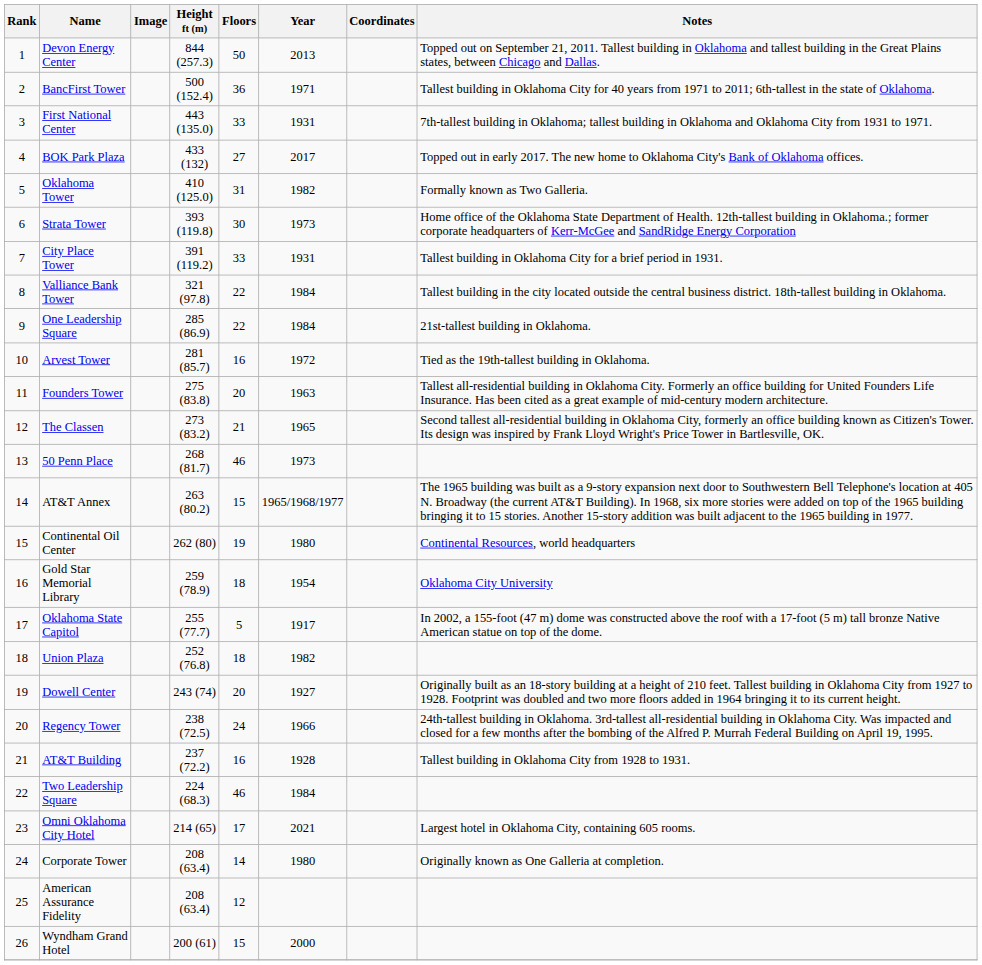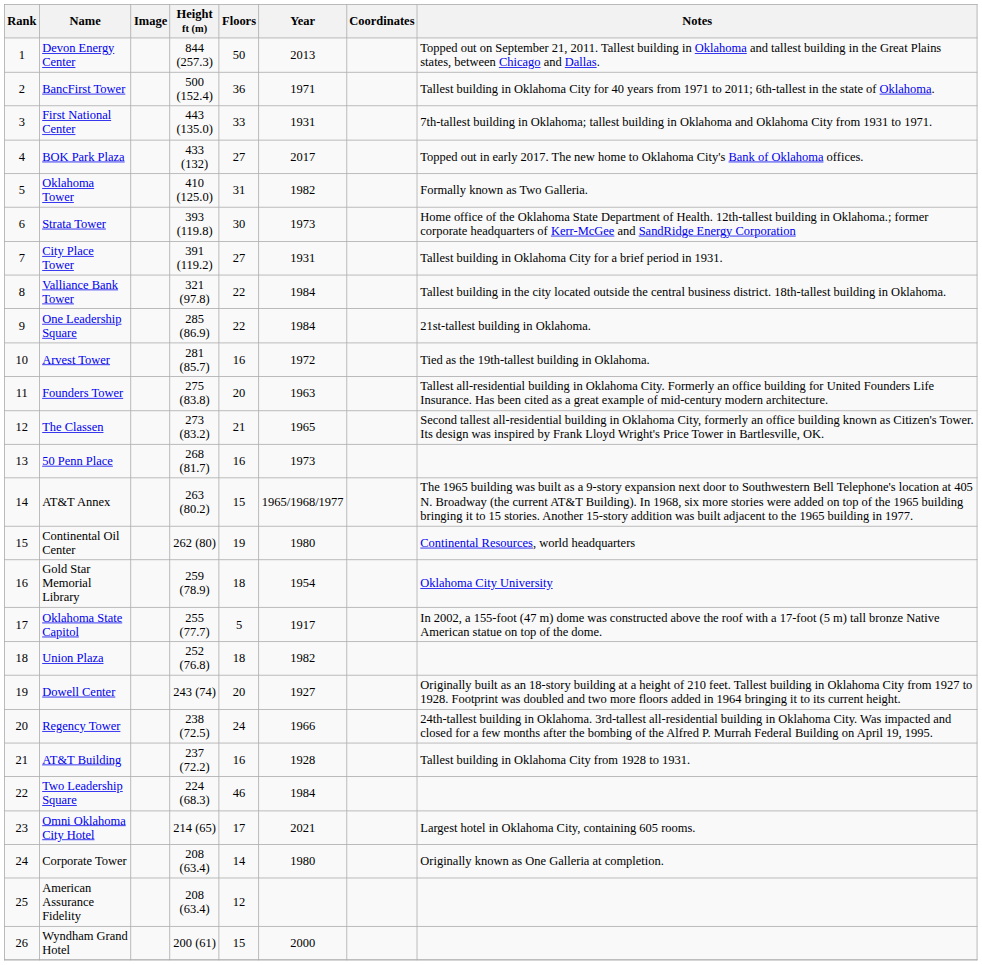(239, 258) 33 -> (239, 258) 27
(239, 461) 46 -> (239, 461) 16
